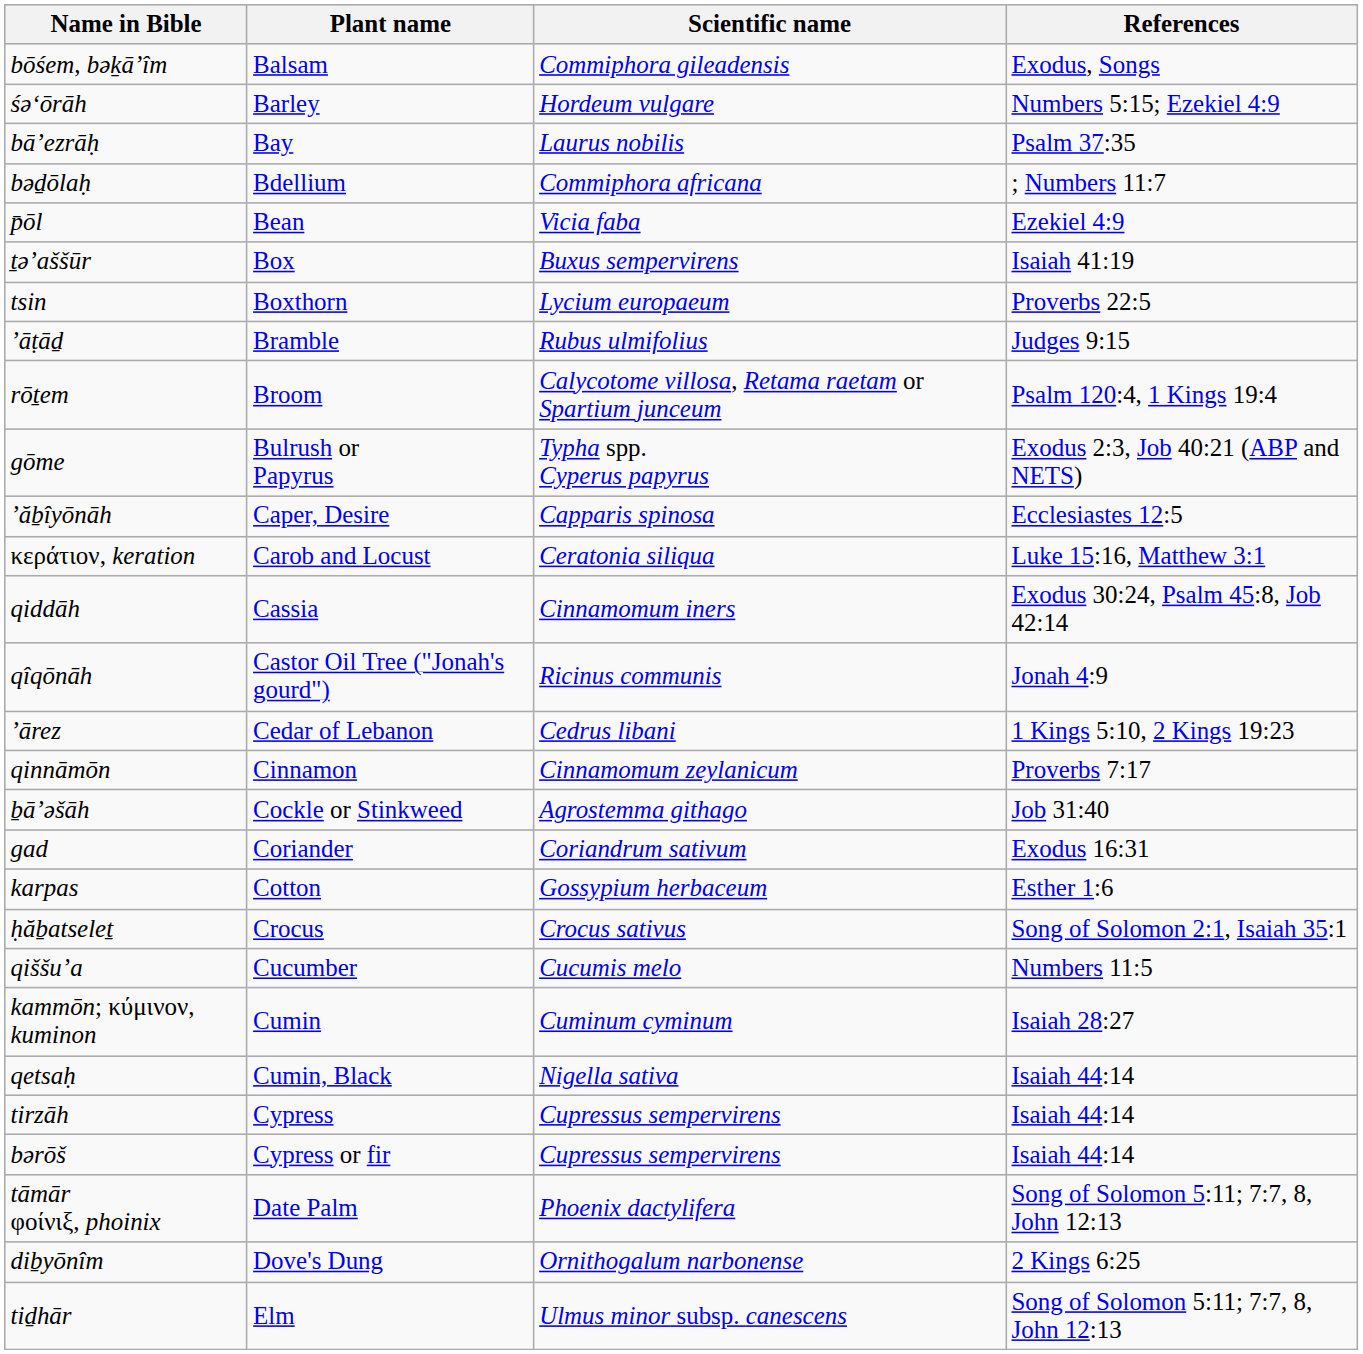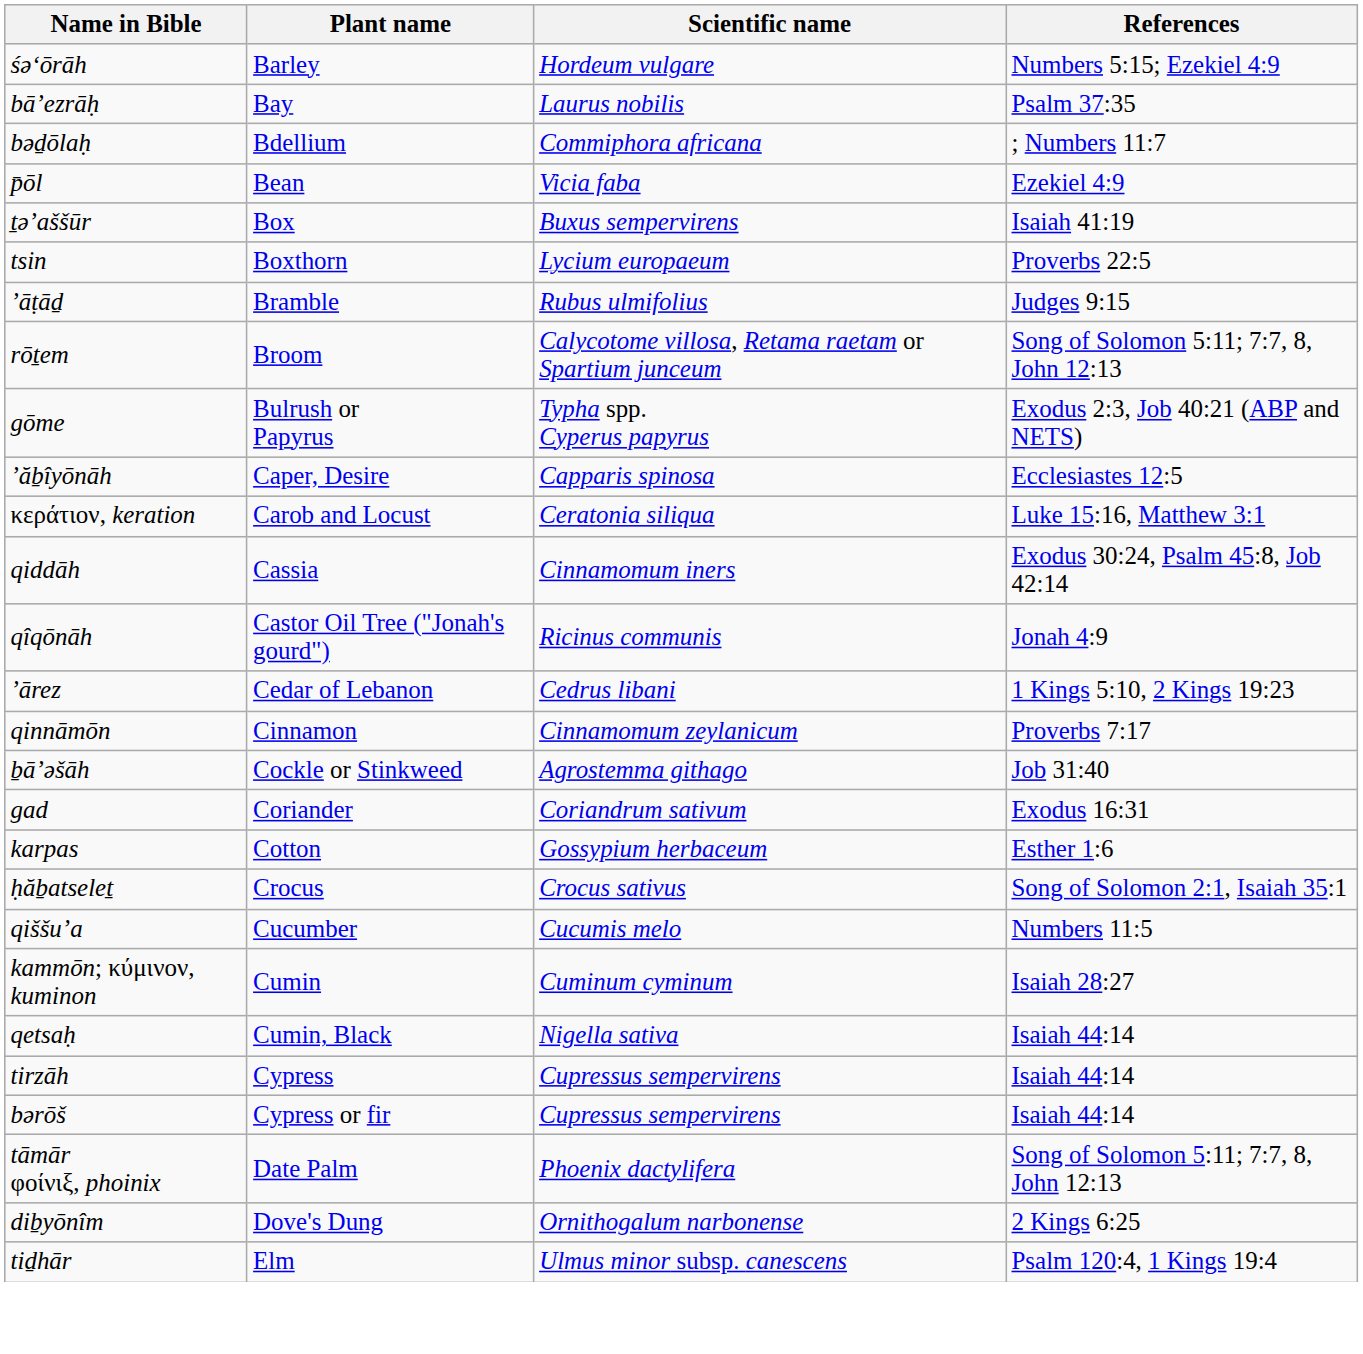- row: (89, 63)
(1144, 394) Psalm 120:4, 1 Kings 19:4 -> (1162, 355) Song of Solomon 5:11; 7:7, 8, John 12:13
(1162, 1315) Song of Solomon 5:11; 7:7, 8, John 12:13 -> (1144, 1261) Psalm 120:4, 1 Kings 19:4
